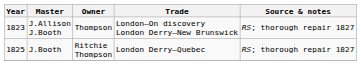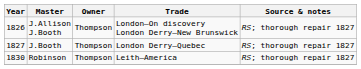(16, 28) 1823 -> (16, 28) 1826
(16, 50) 1825 -> (16, 45) 1827
(93, 50) Ritchie Thompson -> (93, 45) Thompson
+ row: (47, 58)
